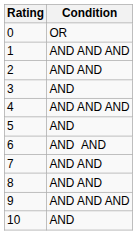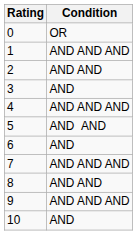(62, 126) AND -> (78, 126) AND AND
(78, 145) AND AND -> (62, 145) AND
(76, 164) AND AND -> (90, 164) AND AND AND
